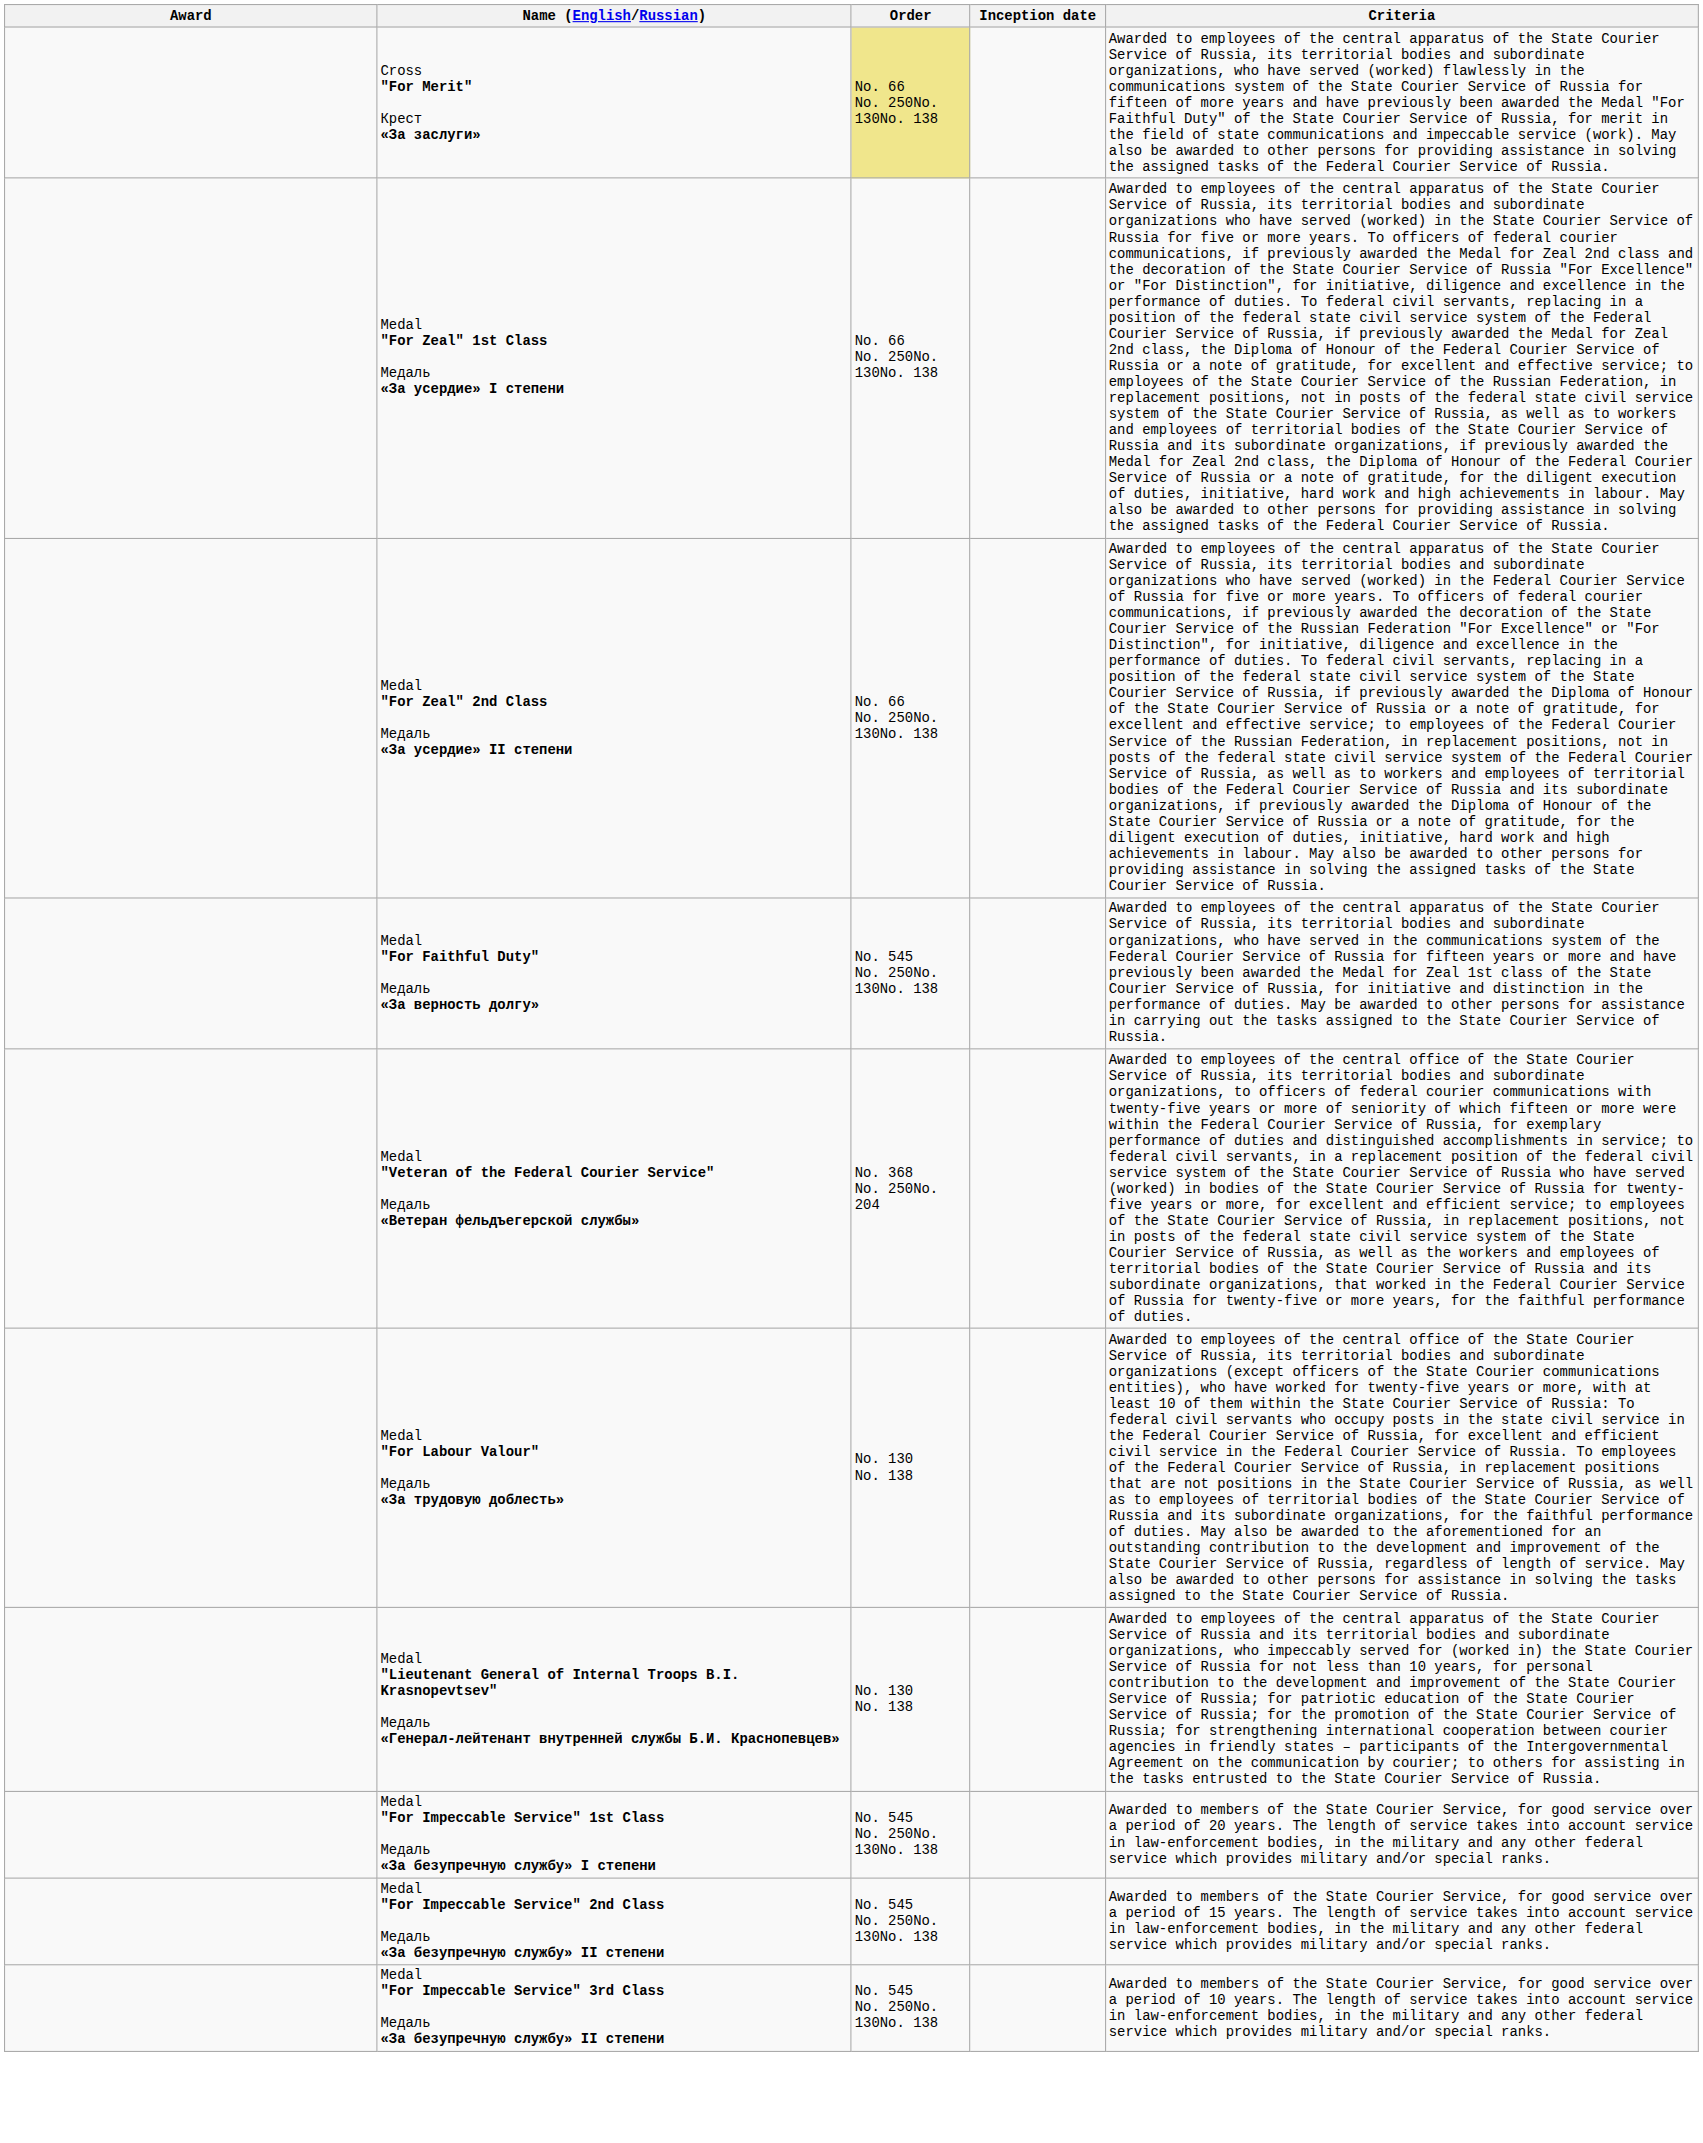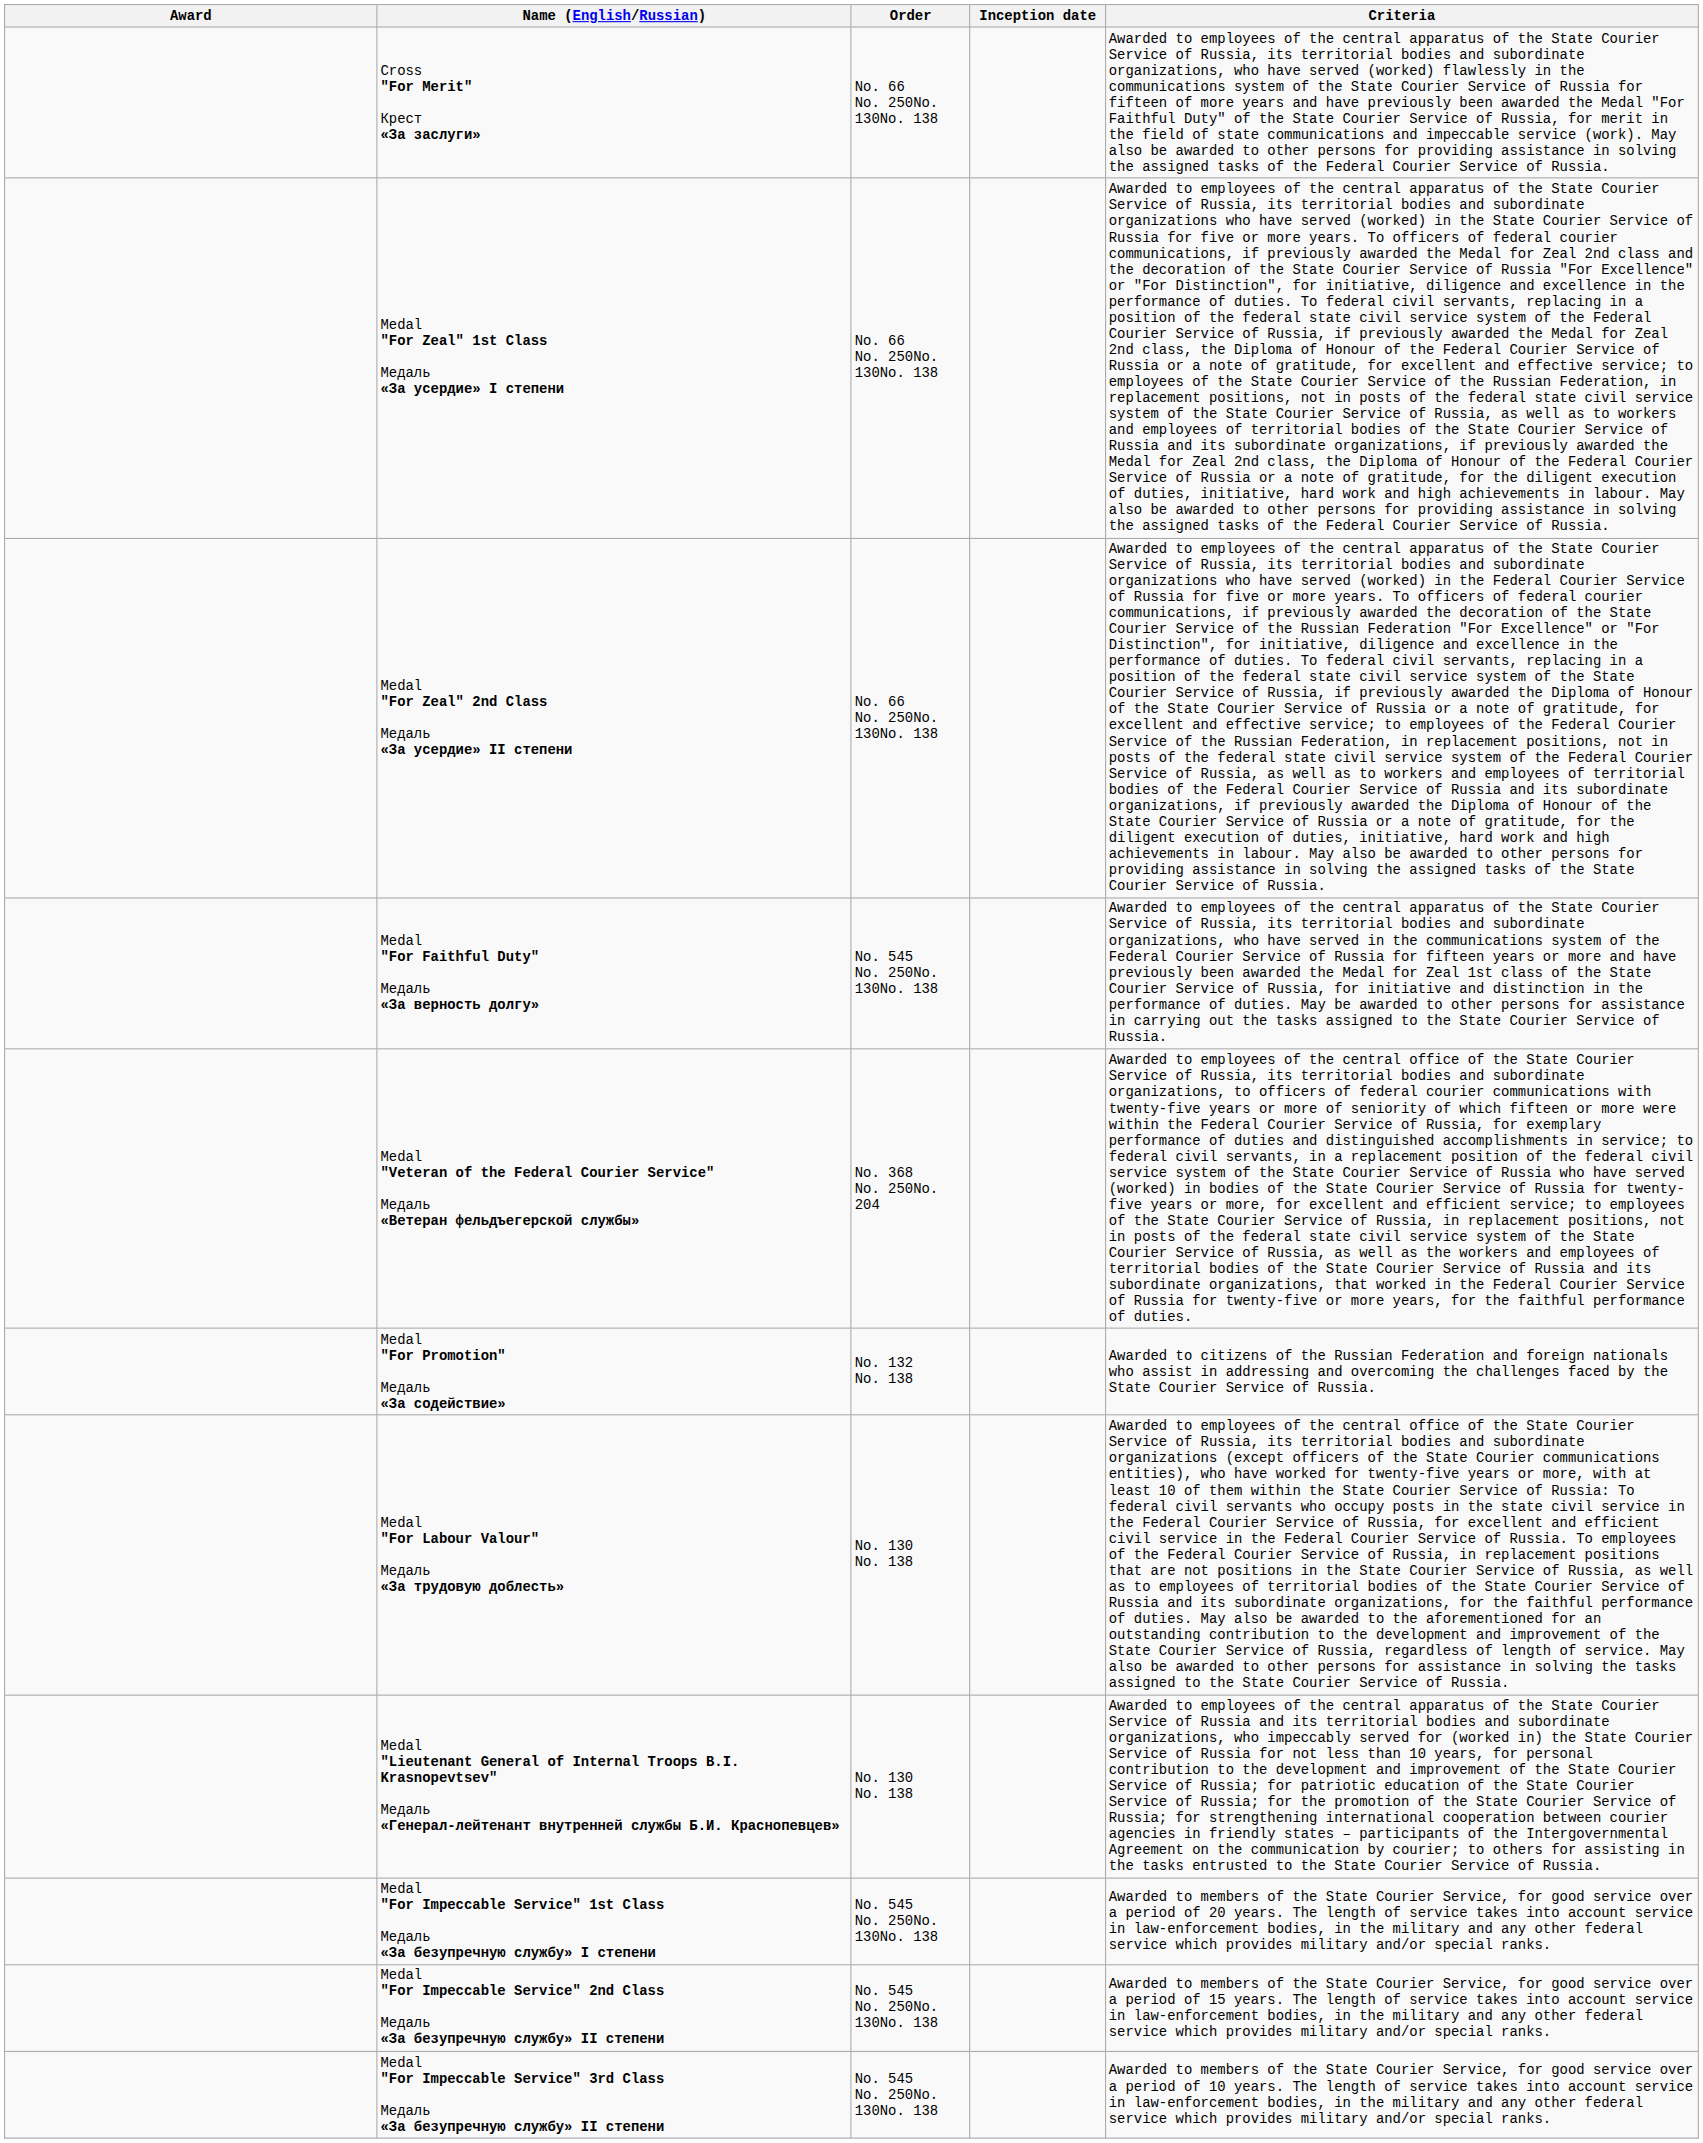(896, 103) khaki background -> (896, 103) no background
+ row: (443, 1372)
